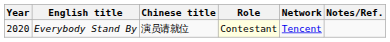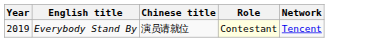- column: (355, 12)
(18, 29) 2020 -> (18, 29) 2019
